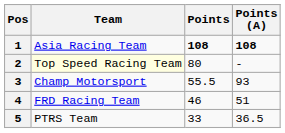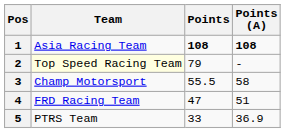(195, 63) 80 -> (195, 63) 79
(242, 82) 93 -> (242, 82) 58
(195, 100) 46 -> (195, 100) 47
(249, 119) 36.5 -> (249, 119) 36.9
